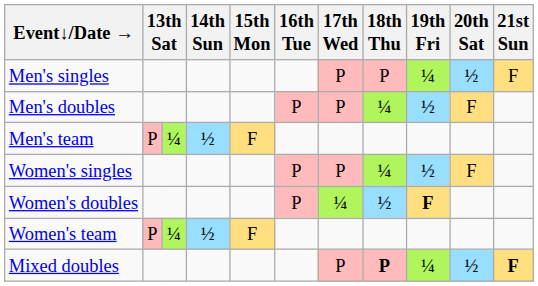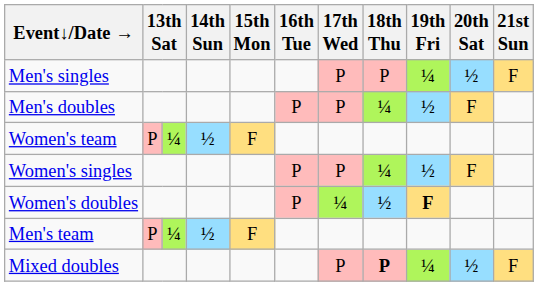rows swapped: (51, 139) <-> (63, 234)
(513, 265) bold -> (513, 265) normal
